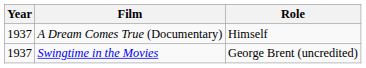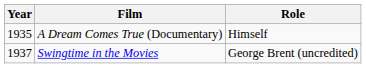(20, 33) 1937 -> (20, 33) 1935
